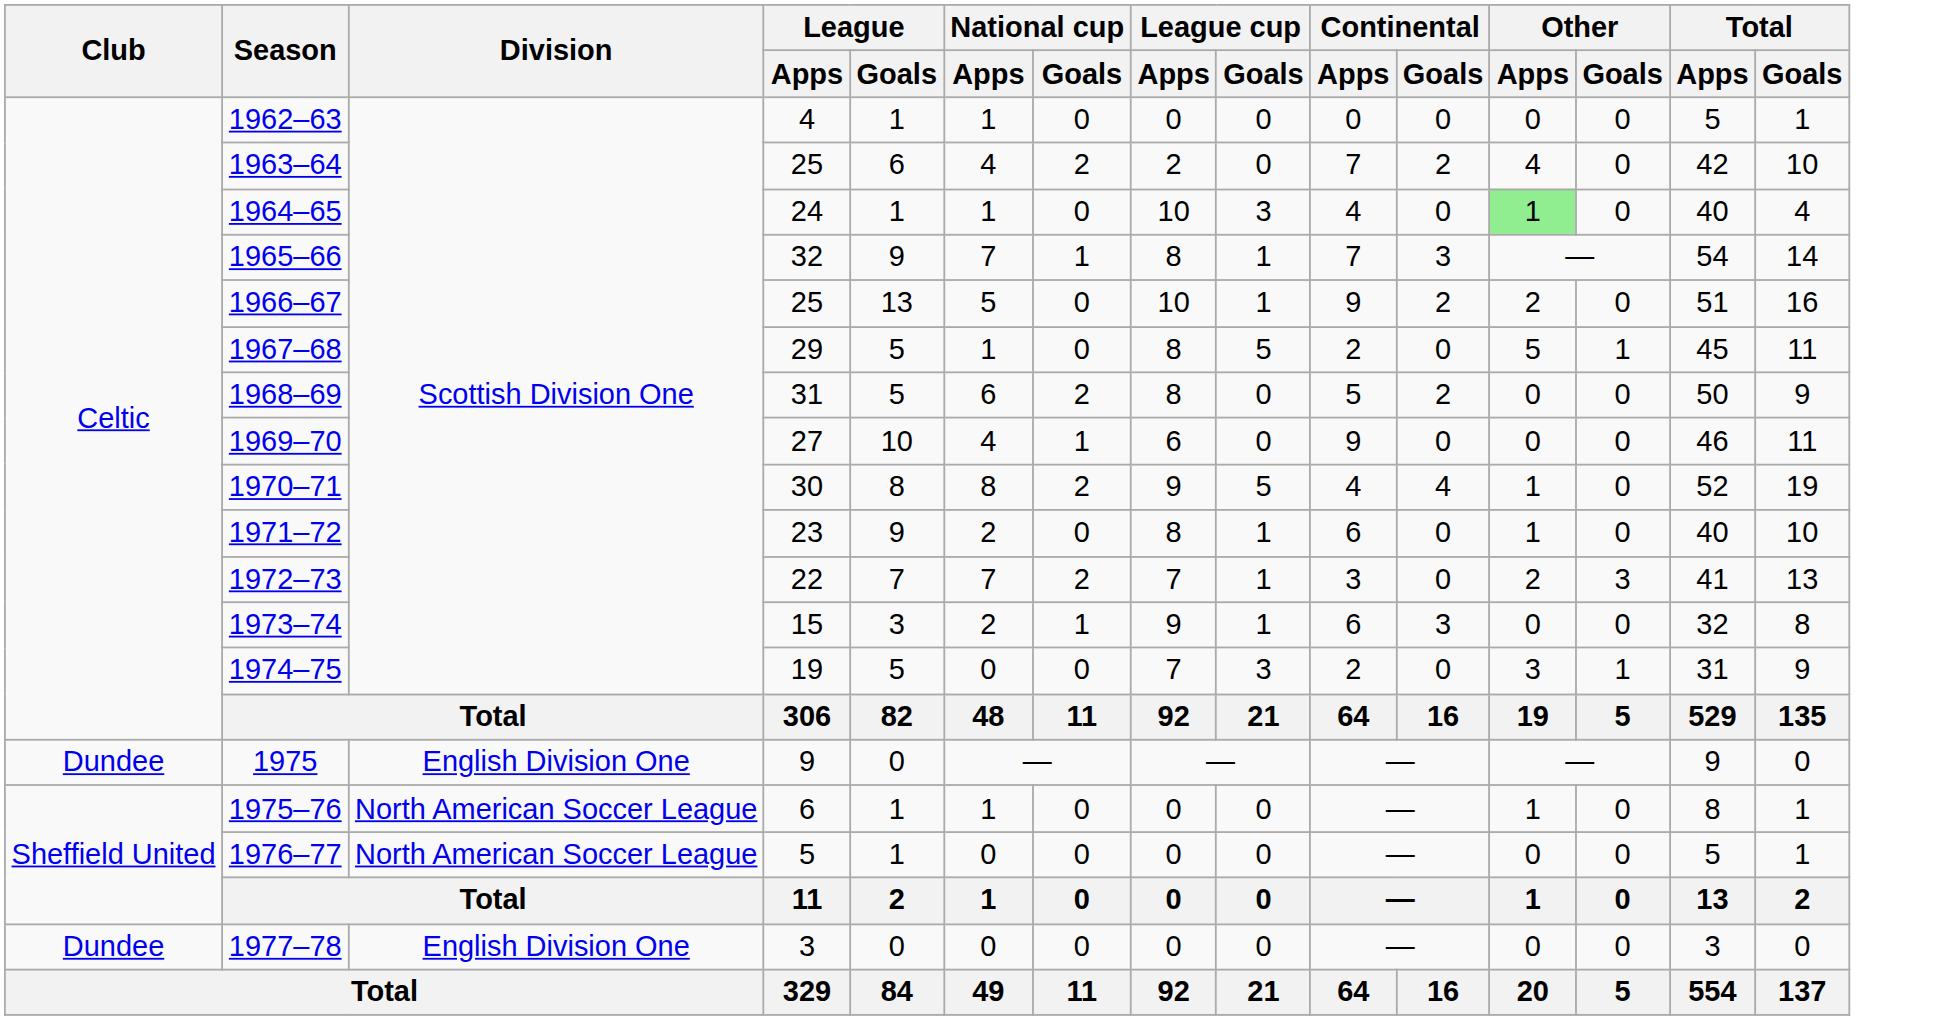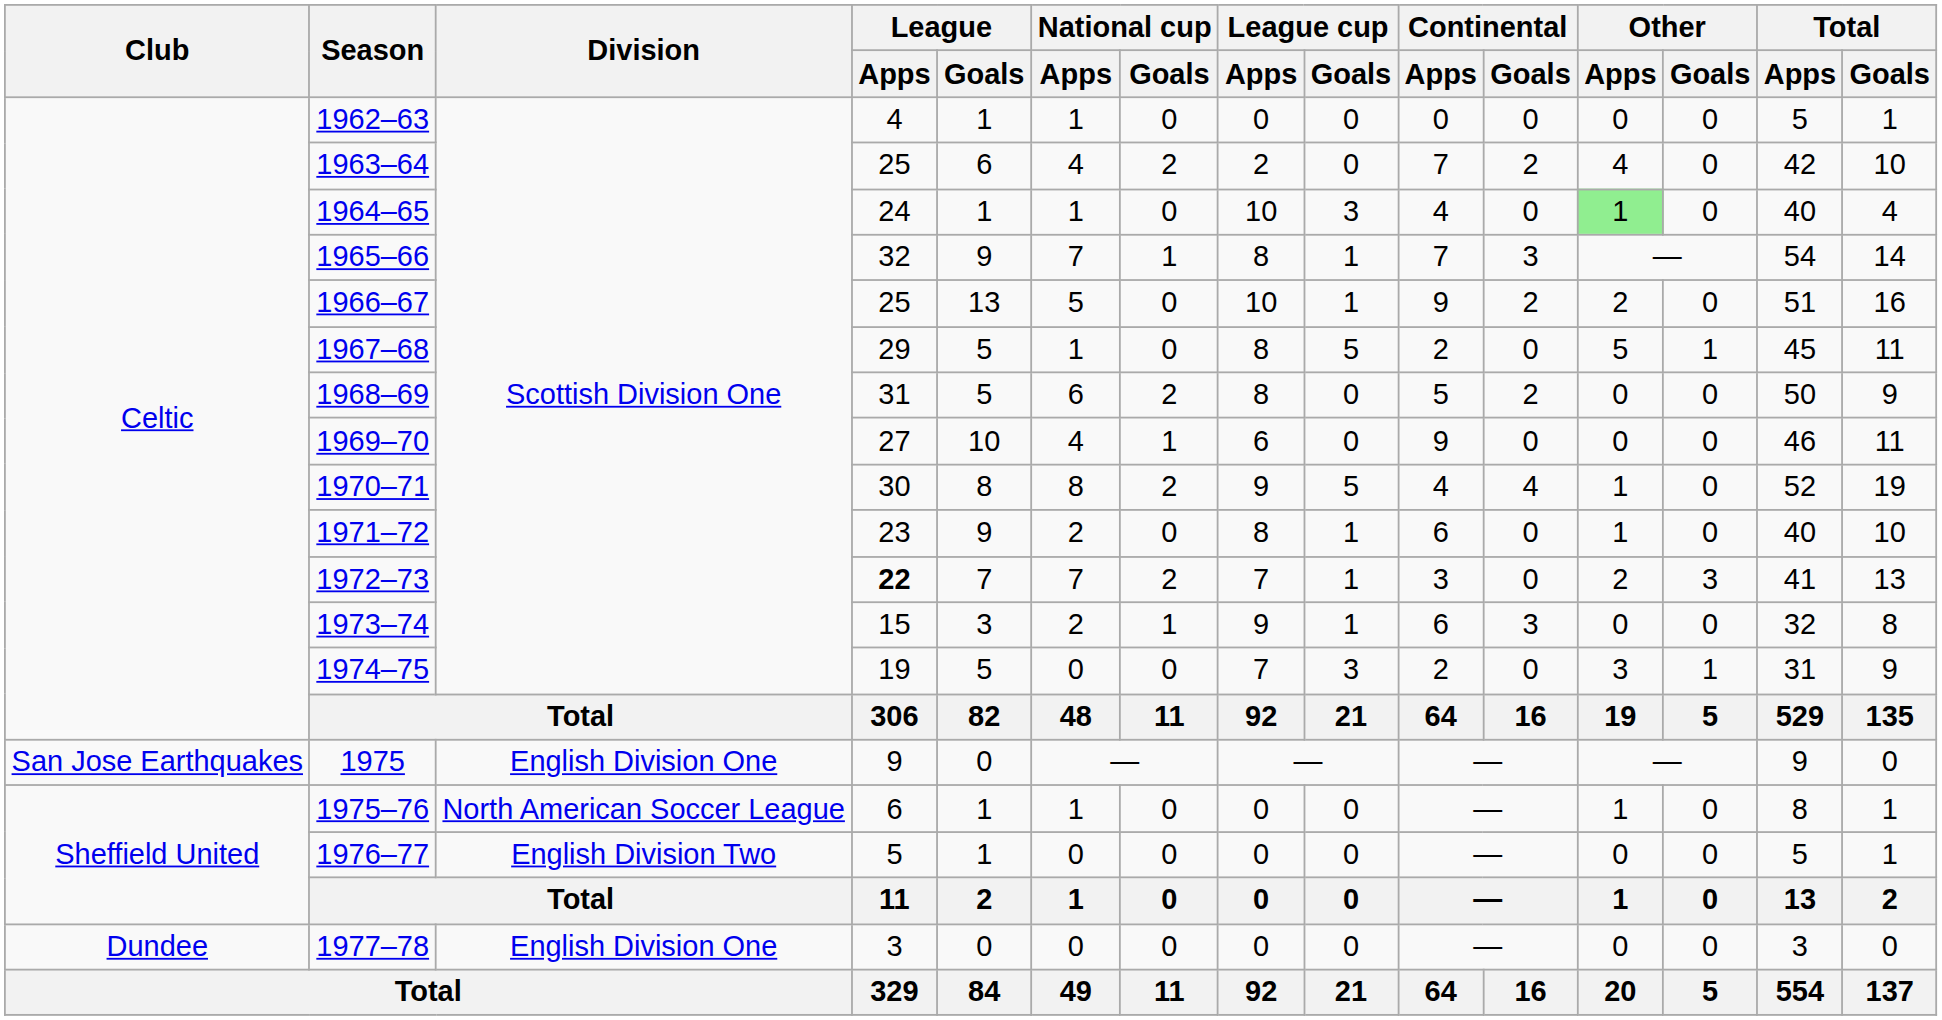(807, 578) normal -> (894, 578) bold
(114, 762) Dundee -> (157, 762) San Jose Earthquakes
(556, 854) North American Soccer League -> (644, 854) English Division Two
